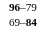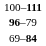+ row: (23, 7)
